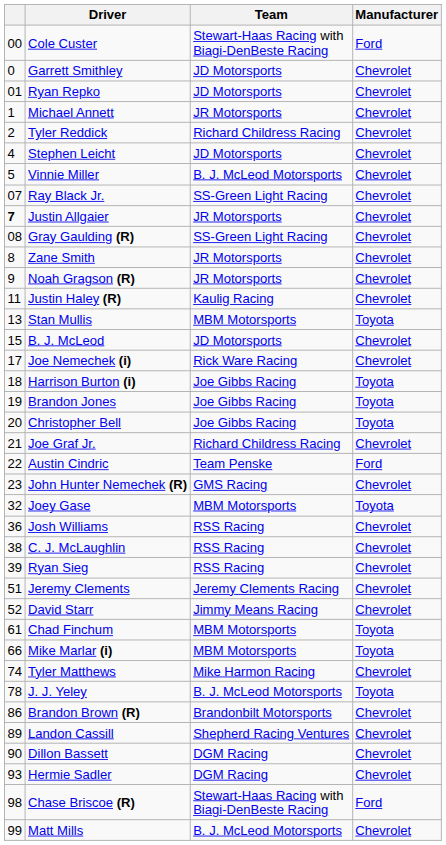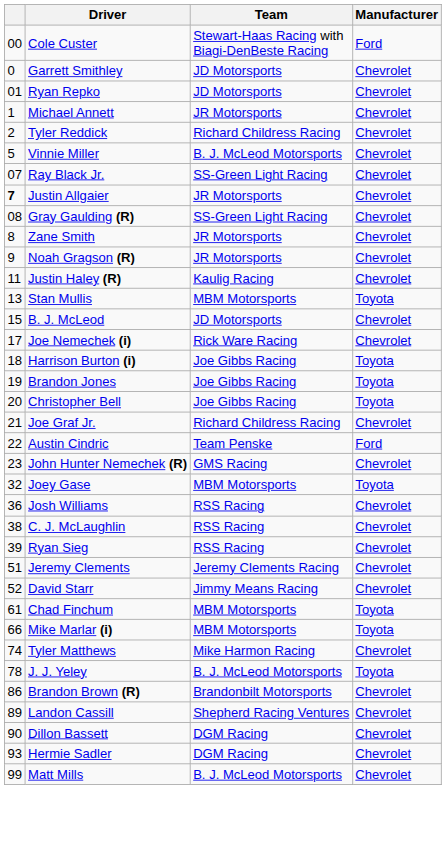- row: (72, 154)
- row: (81, 803)
